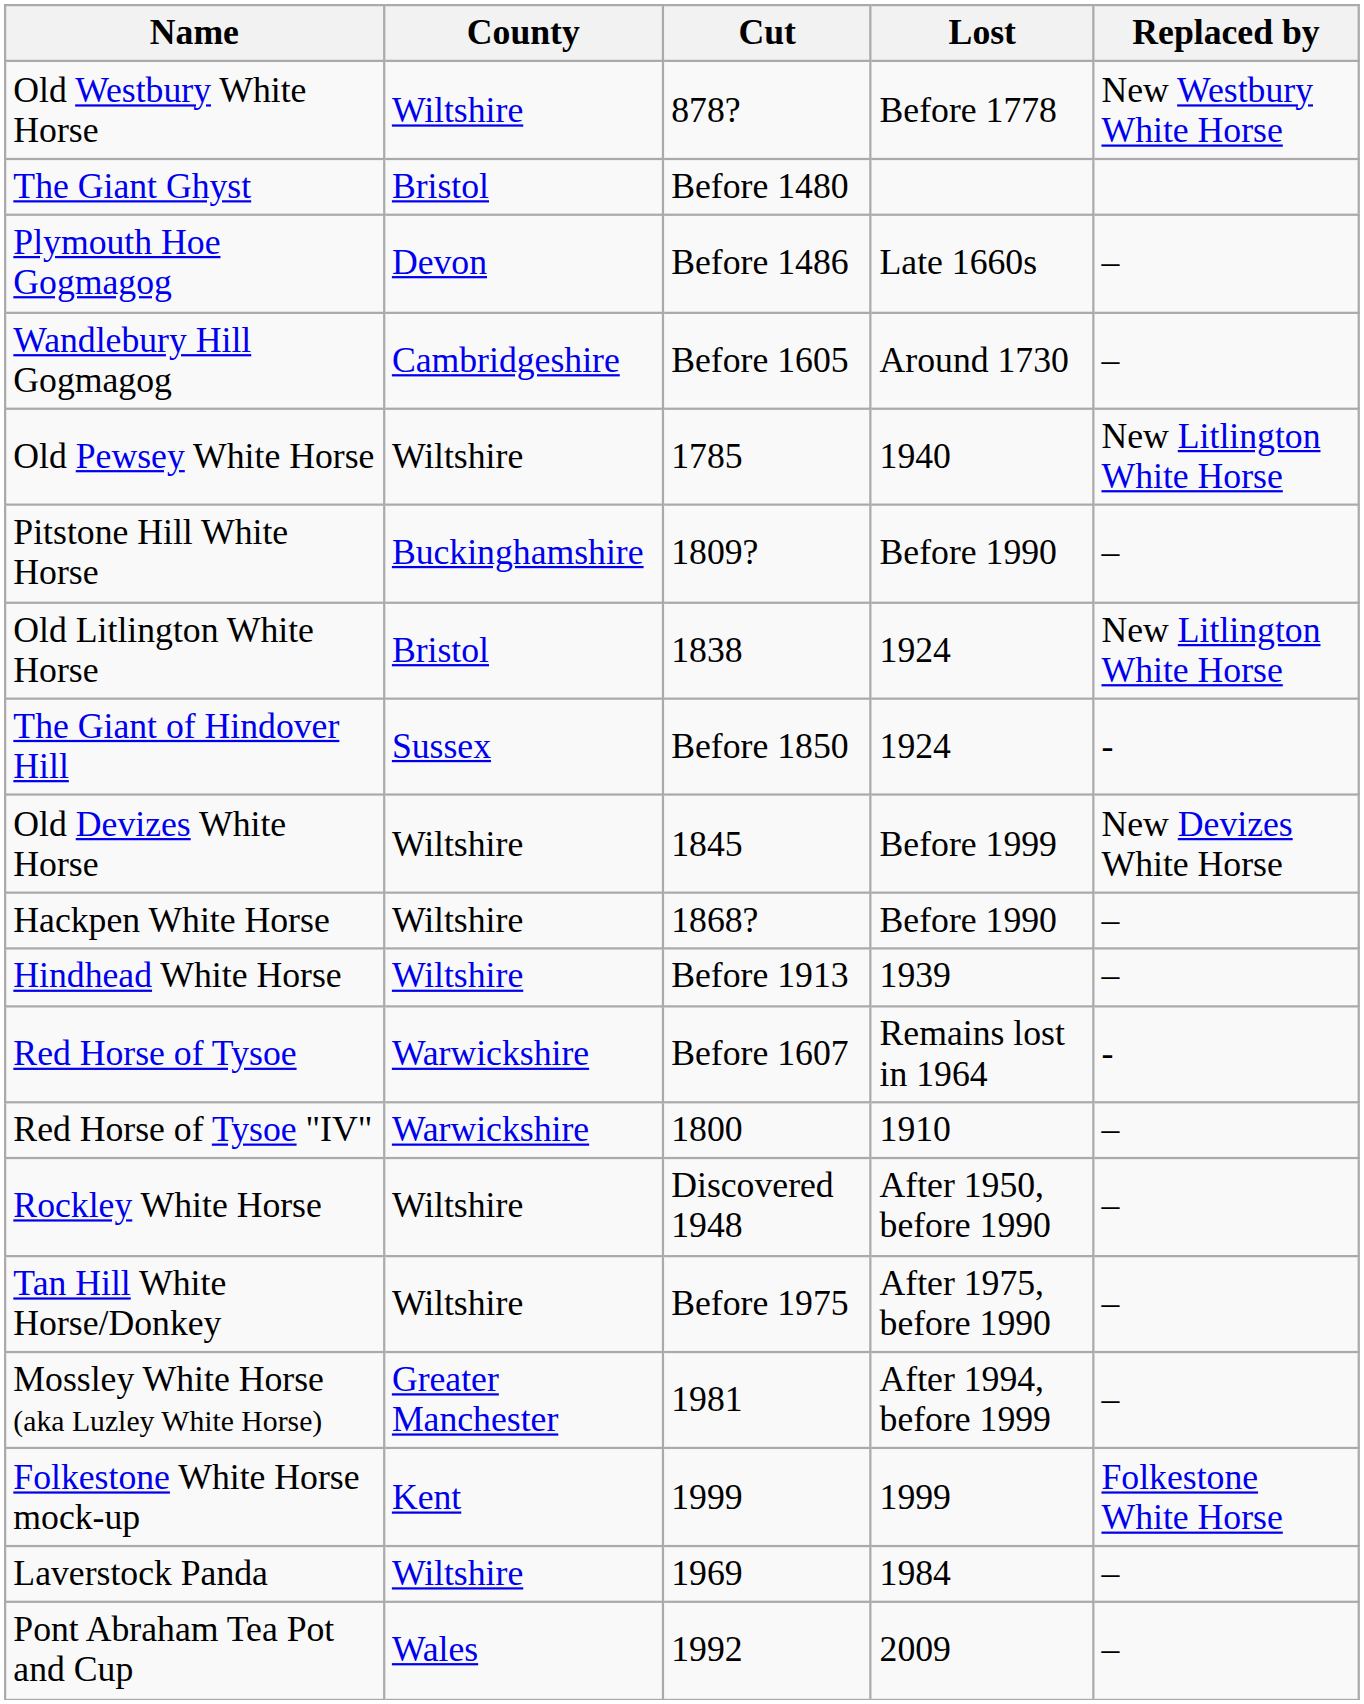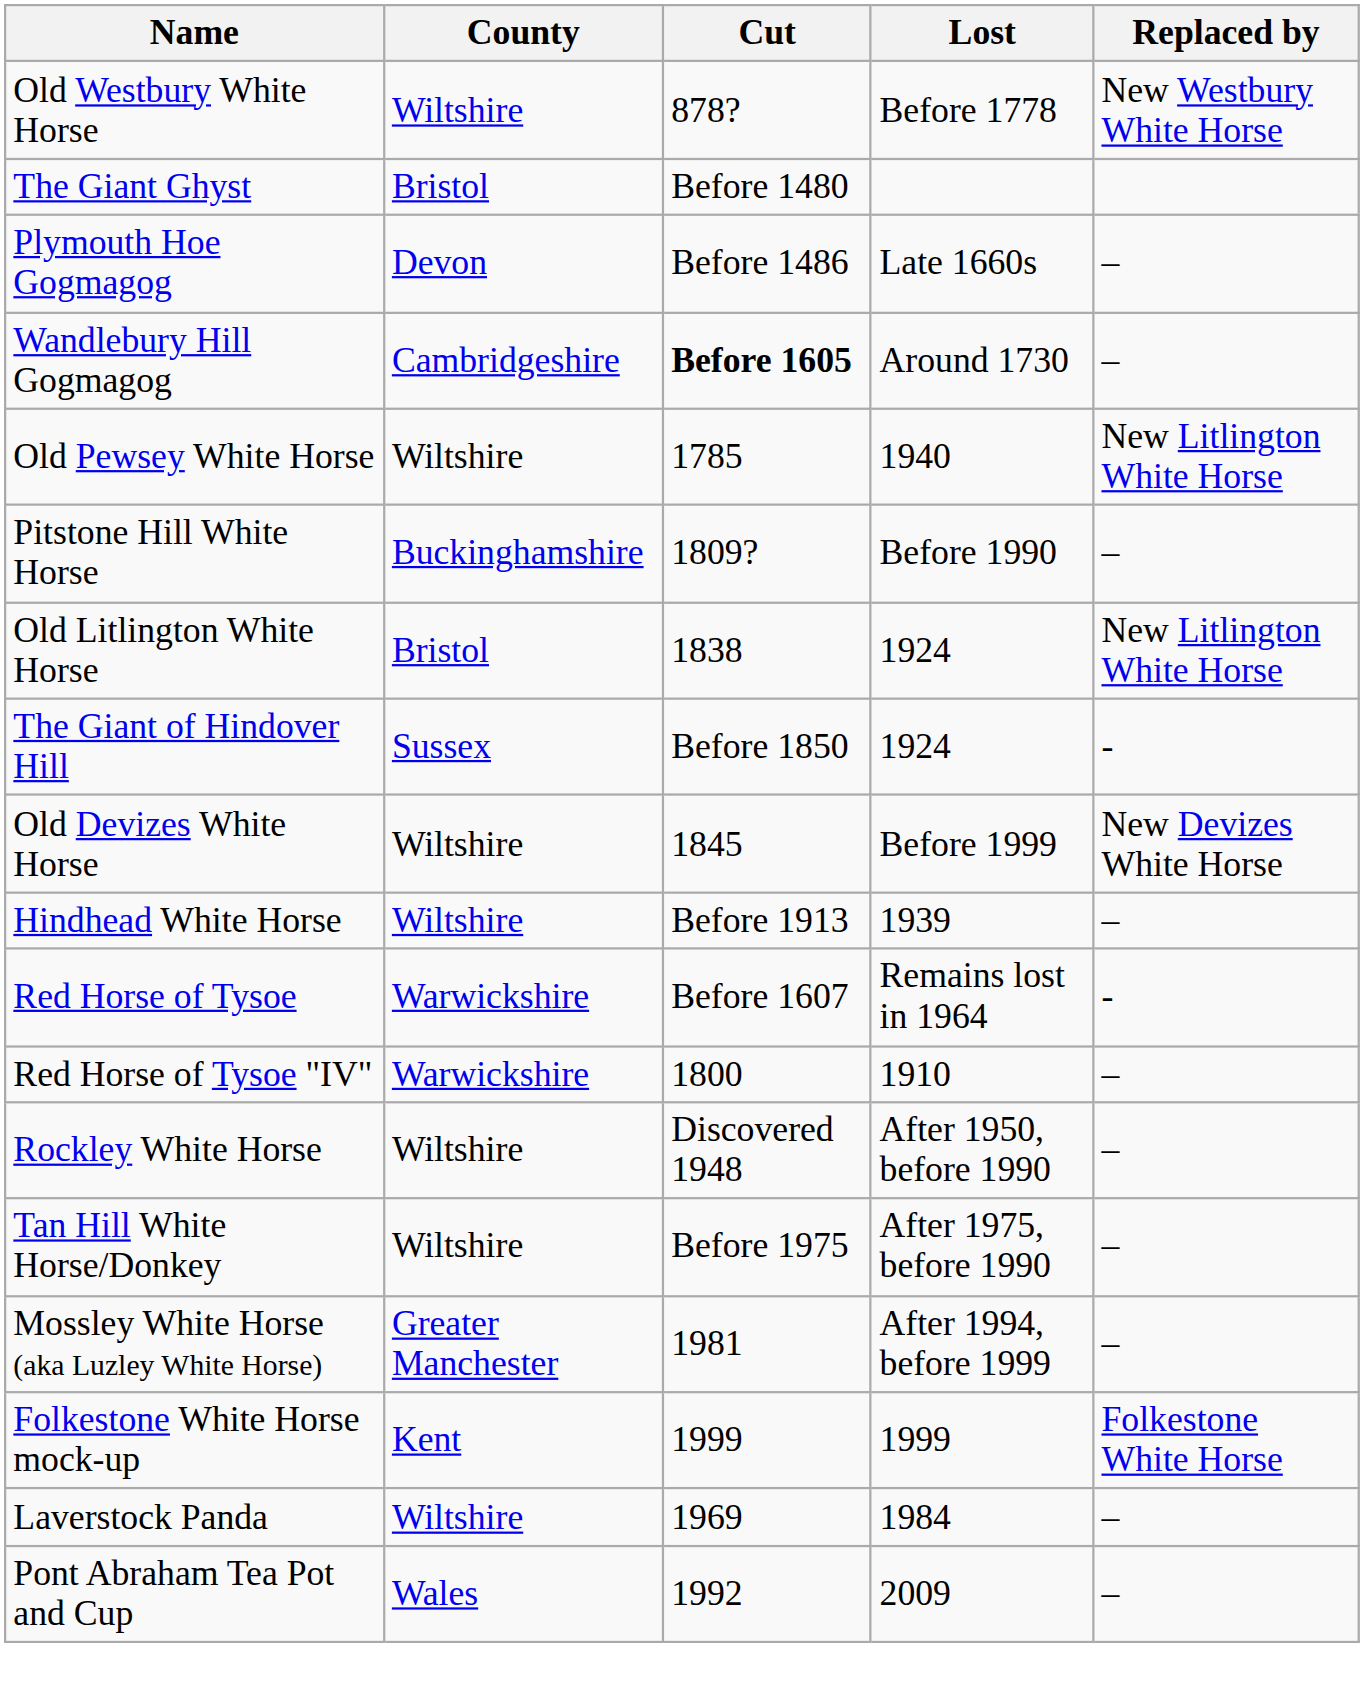(760, 359) normal -> (762, 359) bold
- row: (172, 919)
